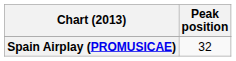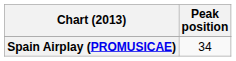(205, 46) 32 -> (205, 46) 34
